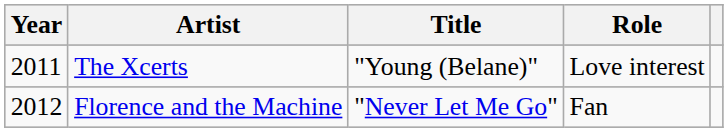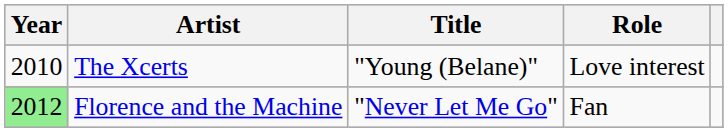(36, 65) 2011 -> (37, 65) 2010
(37, 106) no background -> (37, 106) lightgreen background
